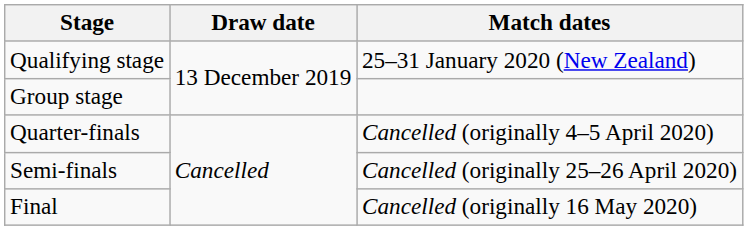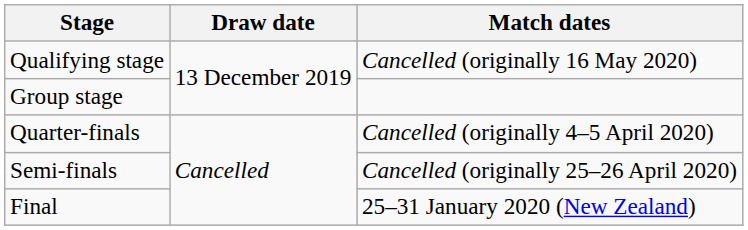(529, 59) 25–31 January 2020 (New Zealand) -> (530, 59) Cancelled (originally 16 May 2020)
(530, 206) Cancelled (originally 16 May 2020) -> (529, 206) 25–31 January 2020 (New Zealand)
